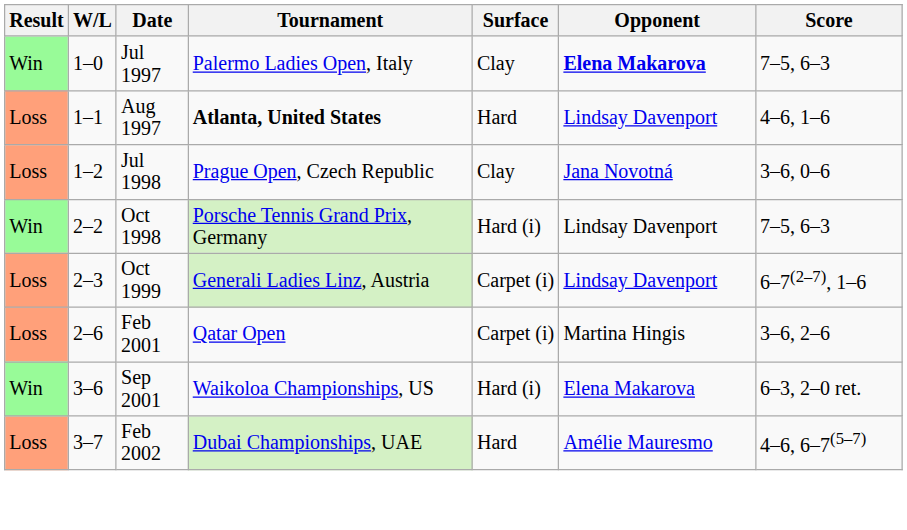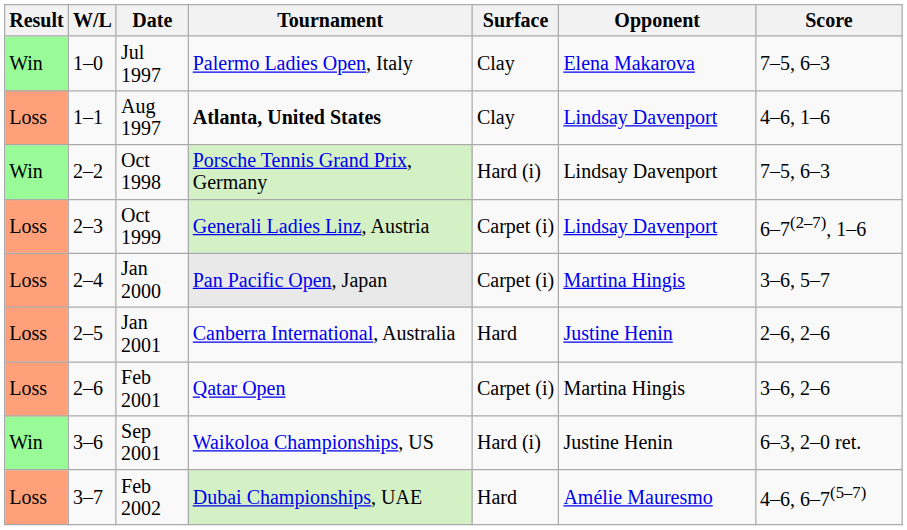(635, 63) bold -> (629, 63) normal
(497, 117) Hard -> (496, 117) Clay
- row: (141, 171)
+ row: (141, 280)
+ row: (141, 334)
(629, 388) Elena Makarova -> (618, 442) Justine Henin
